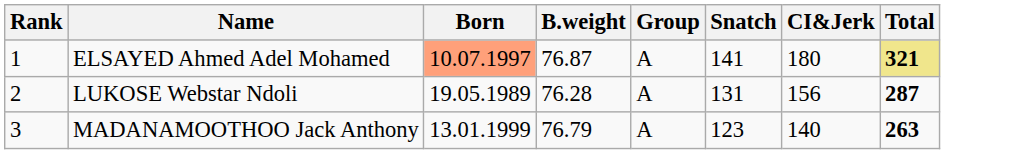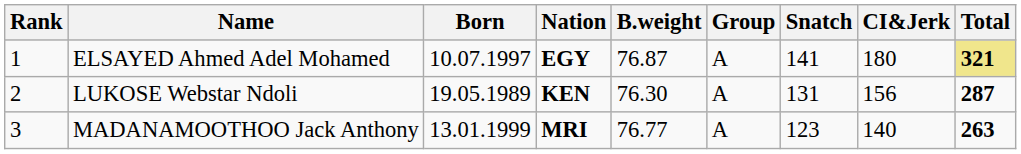+ column: (574, 22)
(480, 58) lightsalmon background -> (480, 58) no background
(567, 93) 76.28 -> (642, 93) 76.30
(567, 129) 76.79 -> (642, 129) 76.77
